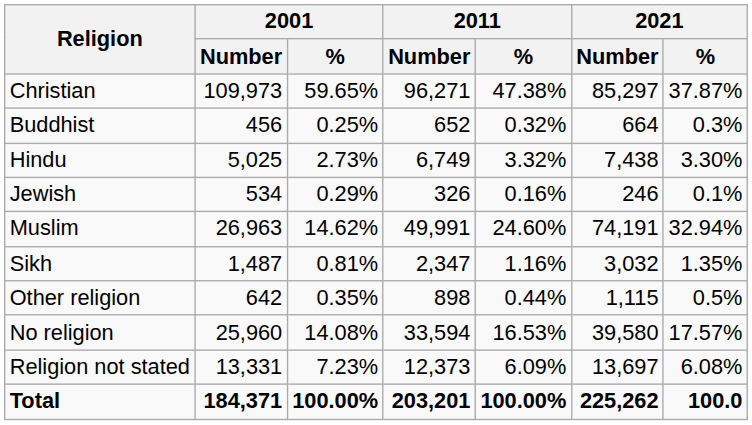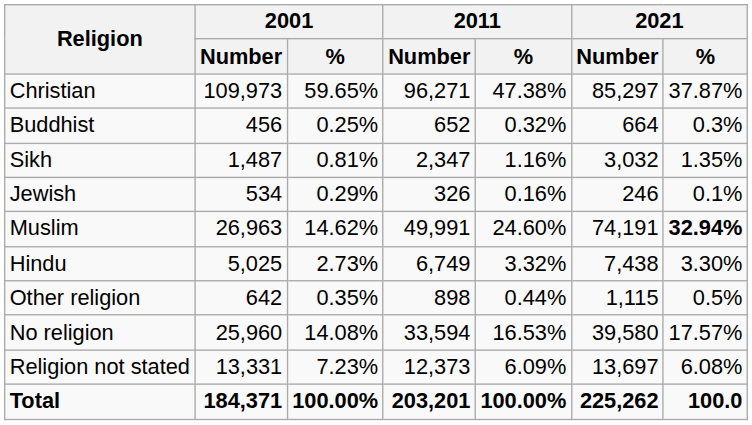rows swapped: (38, 159) <-> (31, 263)
(705, 228) normal -> (705, 228) bold
